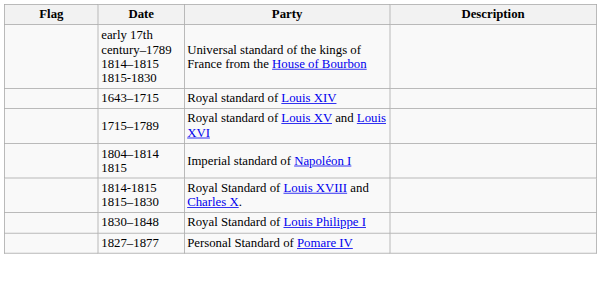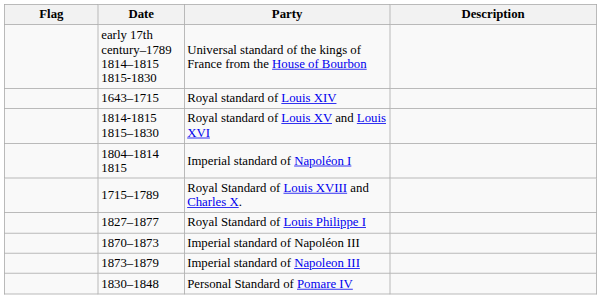(130, 125) 1715–1789 -> (130, 125) 1814-1815 1815–1830
(130, 195) 1814-1815 1815–1830 -> (130, 195) 1715–1789
(130, 222) 1830–1848 -> (130, 222) 1827–1877
+ row: (274, 243)
+ row: (274, 263)
(130, 243) 1827–1877 -> (130, 283) 1830–1848
